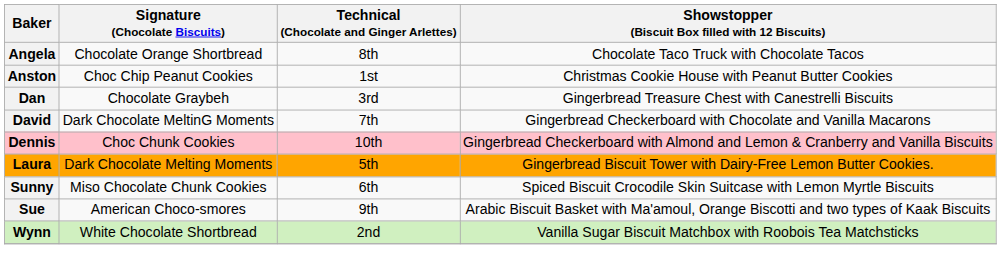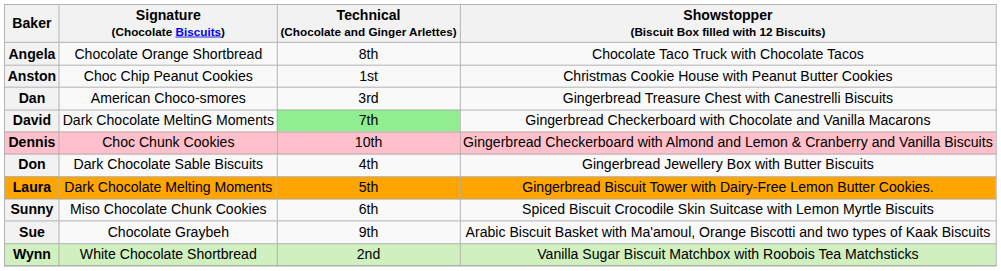(168, 98) Chocolate Graybeh -> (168, 98) American Choco-smores
(369, 120) no background -> (369, 120) lightgreen background
+ row: (32, 165)
(168, 210) American Choco-smores -> (168, 232) Chocolate Graybeh
